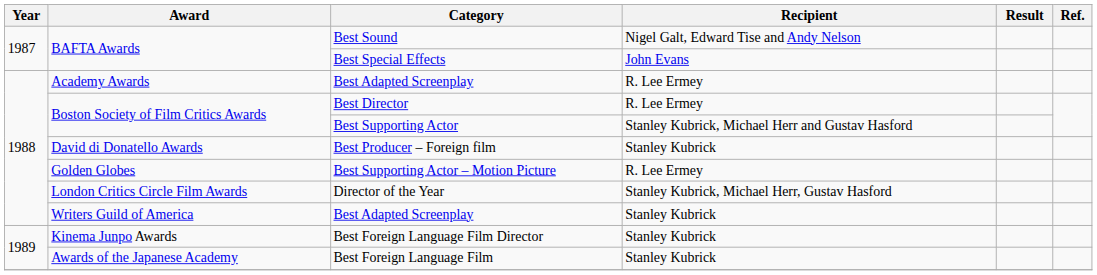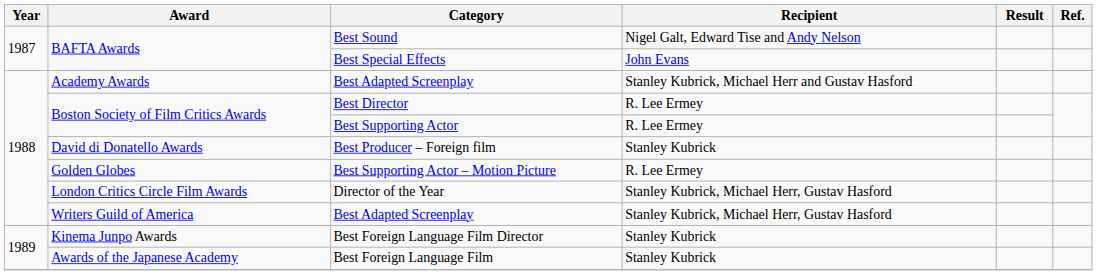(664, 81) R. Lee Ermey -> (769, 81) Stanley Kubrick, Michael Herr and Gustav Hasford
(769, 125) Stanley Kubrick, Michael Herr and Gustav Hasford -> (664, 125) R. Lee Ermey
(671, 214) Stanley Kubrick -> (759, 214) Stanley Kubrick, Michael Herr, Gustav Hasford
